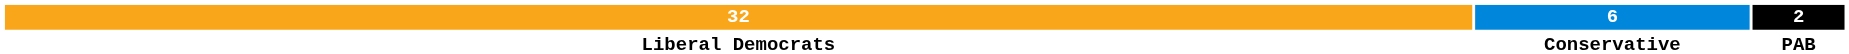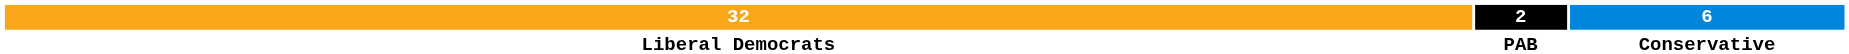columns swapped: (1612, 17) <-> (1799, 17)
